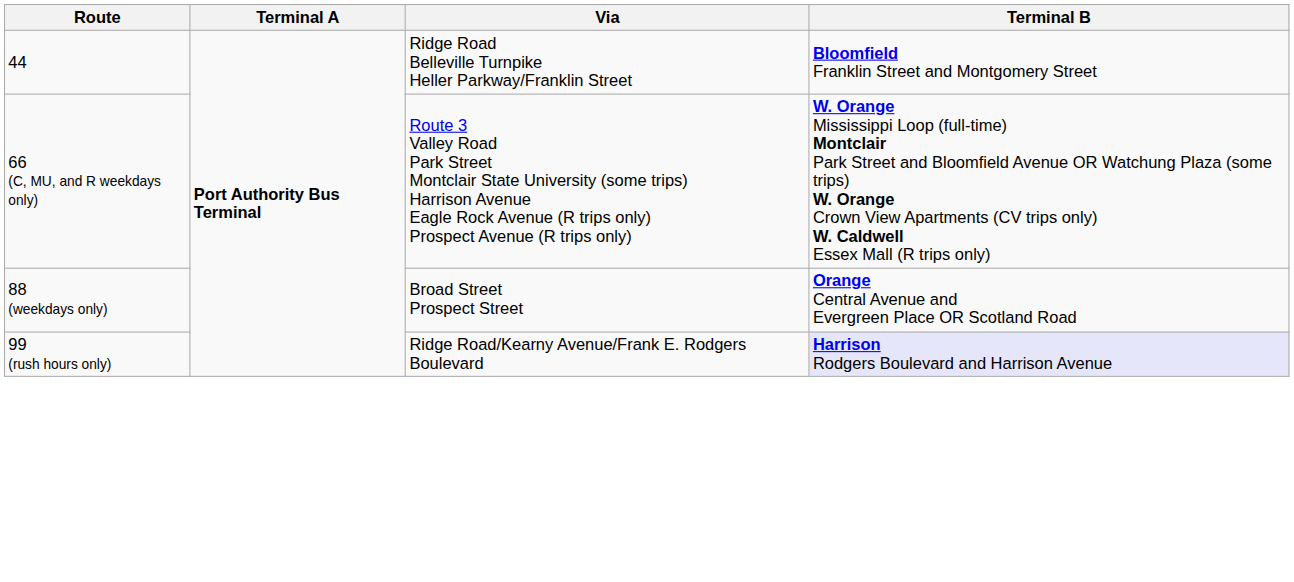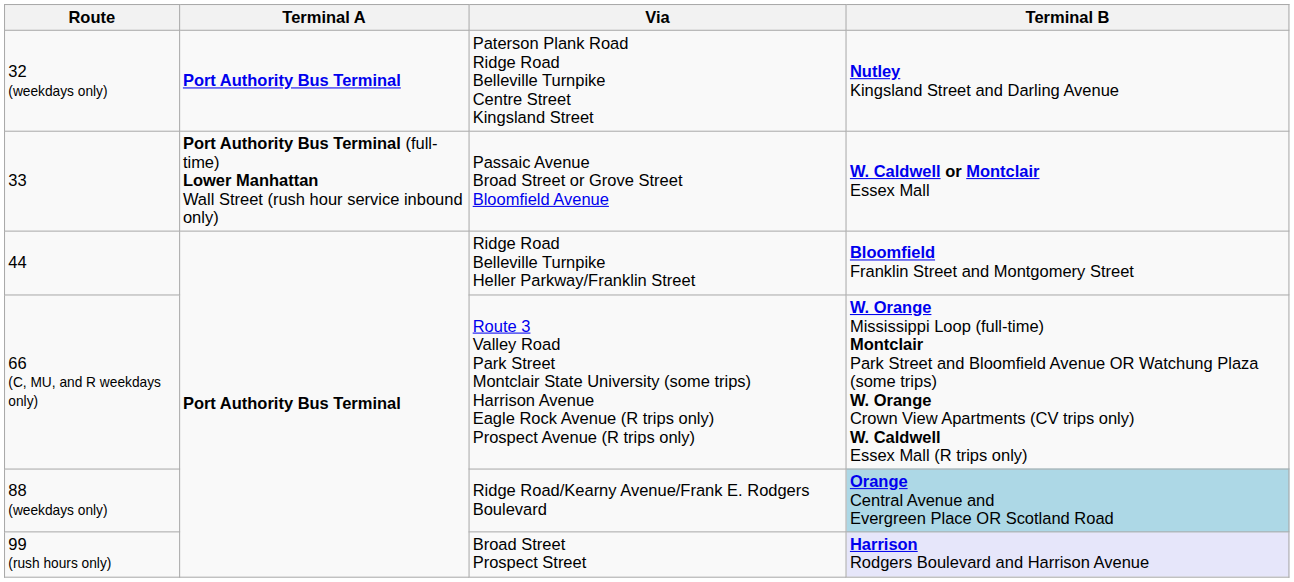+ row: (58, 80)
+ row: (17, 181)
(466, 299) Broad Street Prospect Street -> (641, 500) Ridge Road/Kearny Avenue/Frank E. Rodgers Boulevard
(945, 299) no background -> (982, 500) lightblue background
(578, 353) Ridge Road/Kearny Avenue/Frank E. Rodgers Boulevard -> (529, 554) Broad Street Prospect Street
